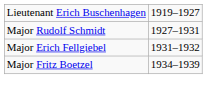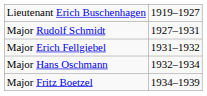+ row: (57, 64)
